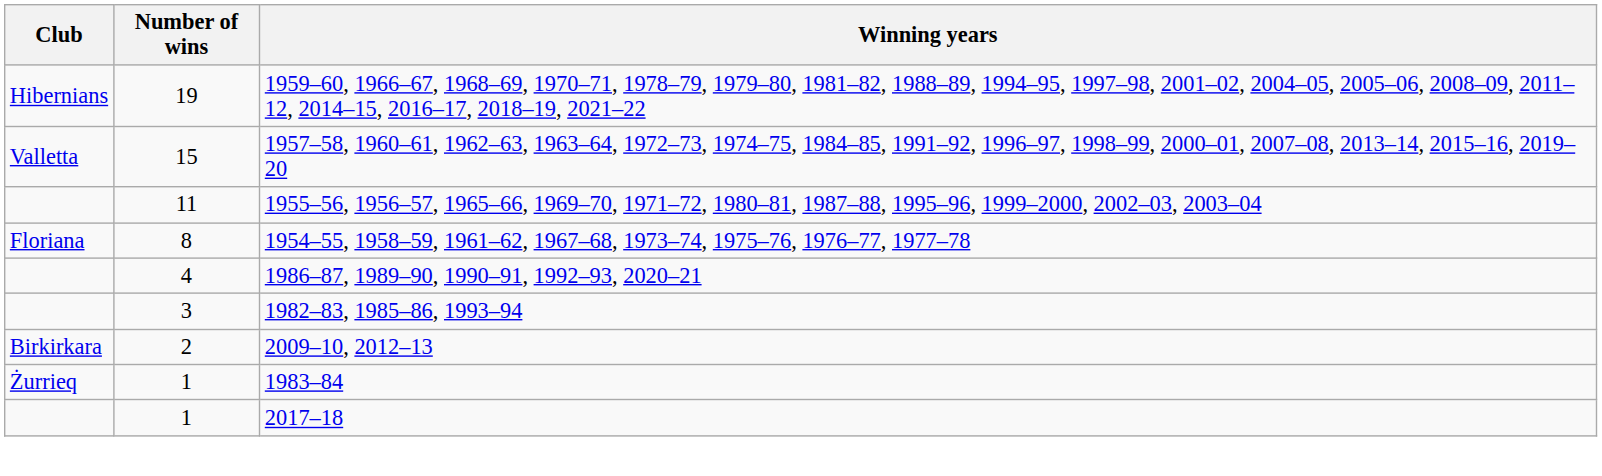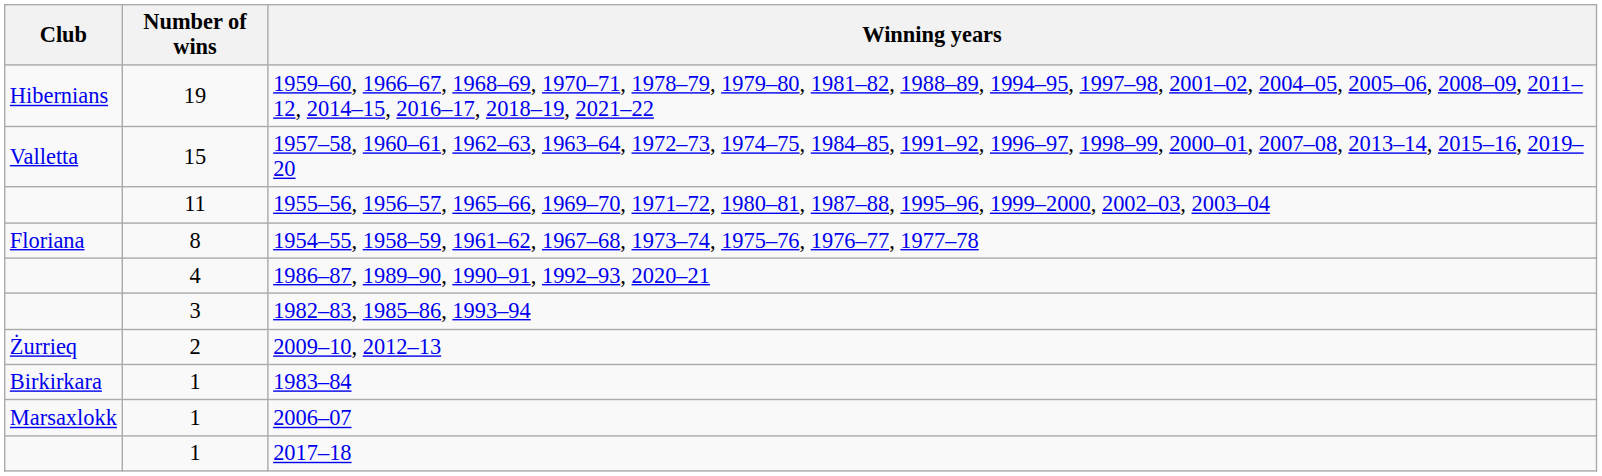(56, 346) Birkirkara -> (43, 346) Żurrieq
(43, 382) Żurrieq -> (56, 382) Birkirkara
+ row: (312, 417)
